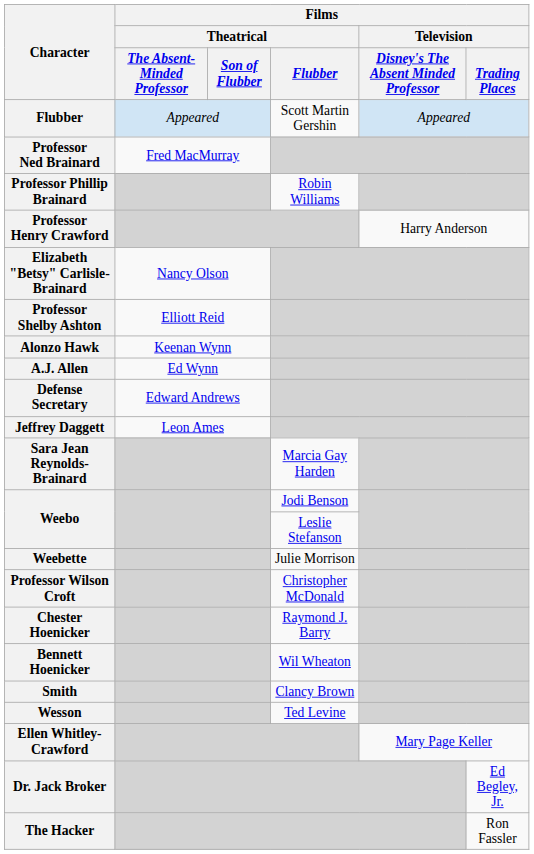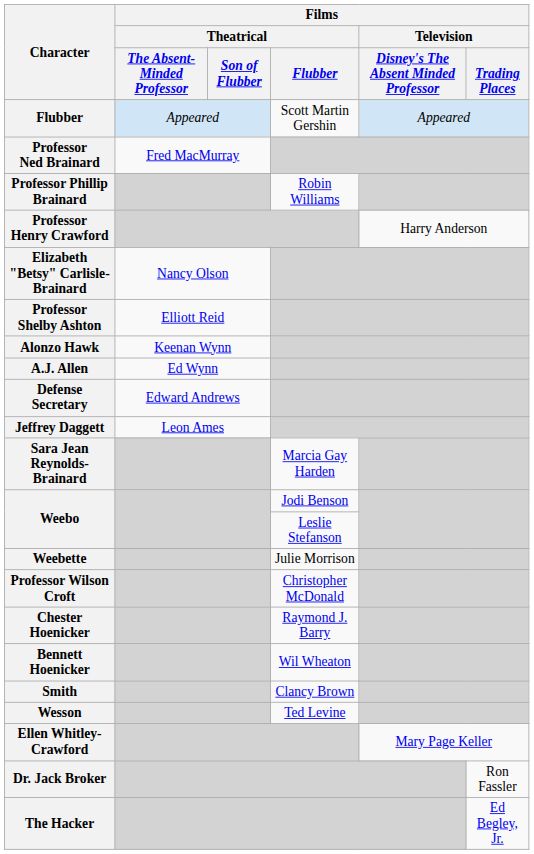(497, 786) Ed Begley, Jr. -> (497, 779) Ron Fassler
(497, 831) Ron Fassler -> (497, 823) Ed Begley, Jr.
